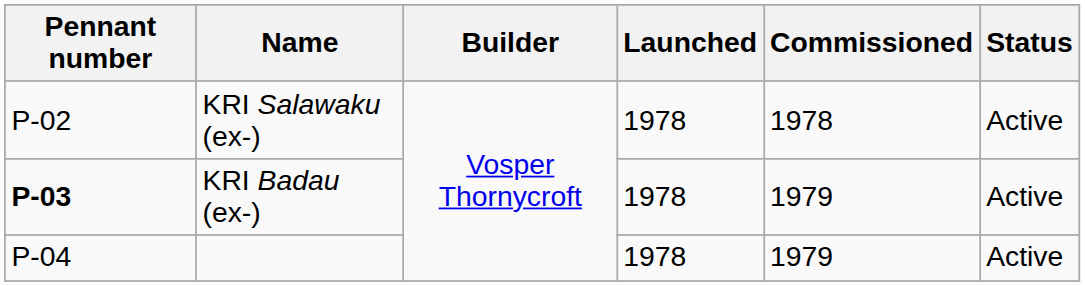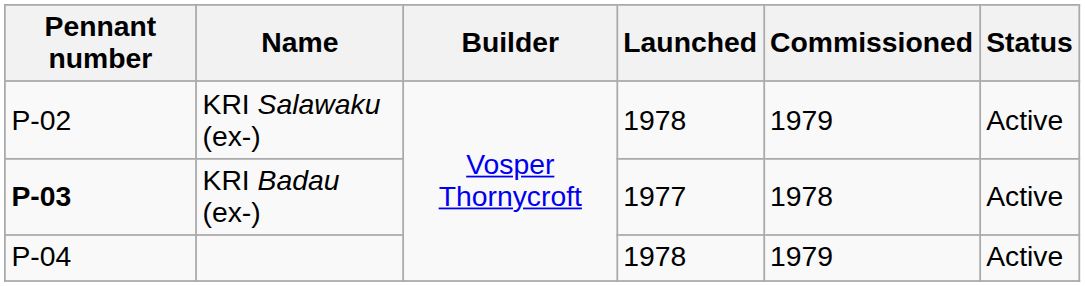(802, 119) 1978 -> (802, 119) 1979
(655, 196) 1978 -> (655, 196) 1977
(802, 196) 1979 -> (802, 196) 1978
